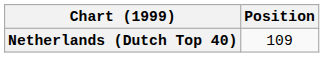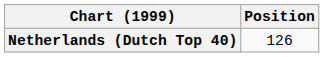(280, 40) 109 -> (280, 40) 126
